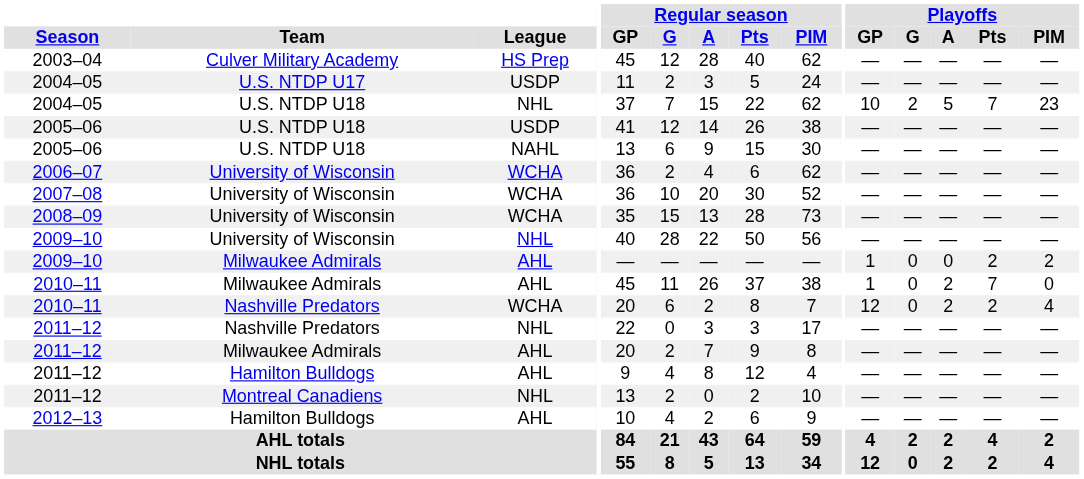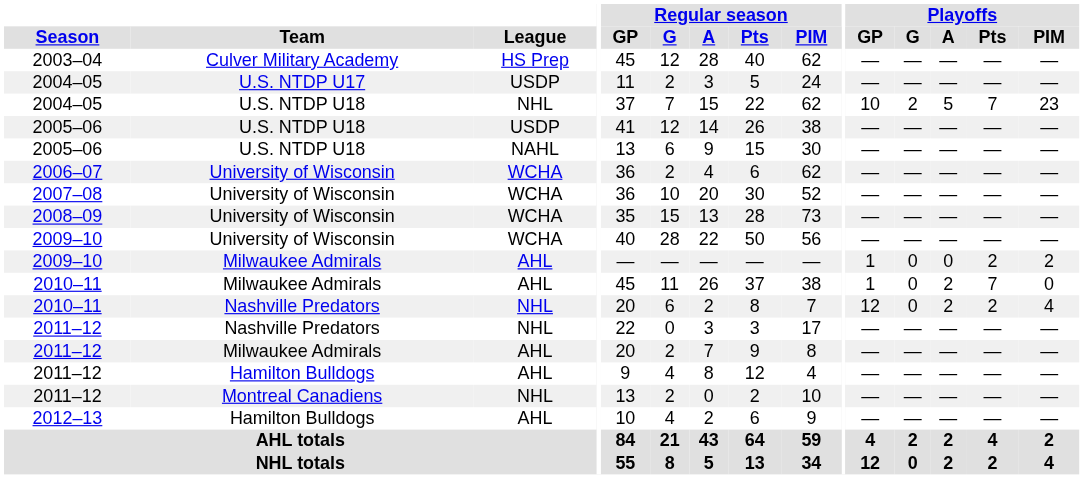(535, 239) NHL -> (535, 239) WCHA
(535, 306) WCHA -> (535, 306) NHL
